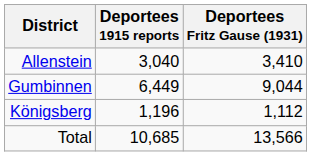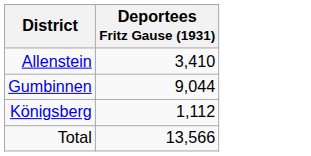- column: (139, 26)
